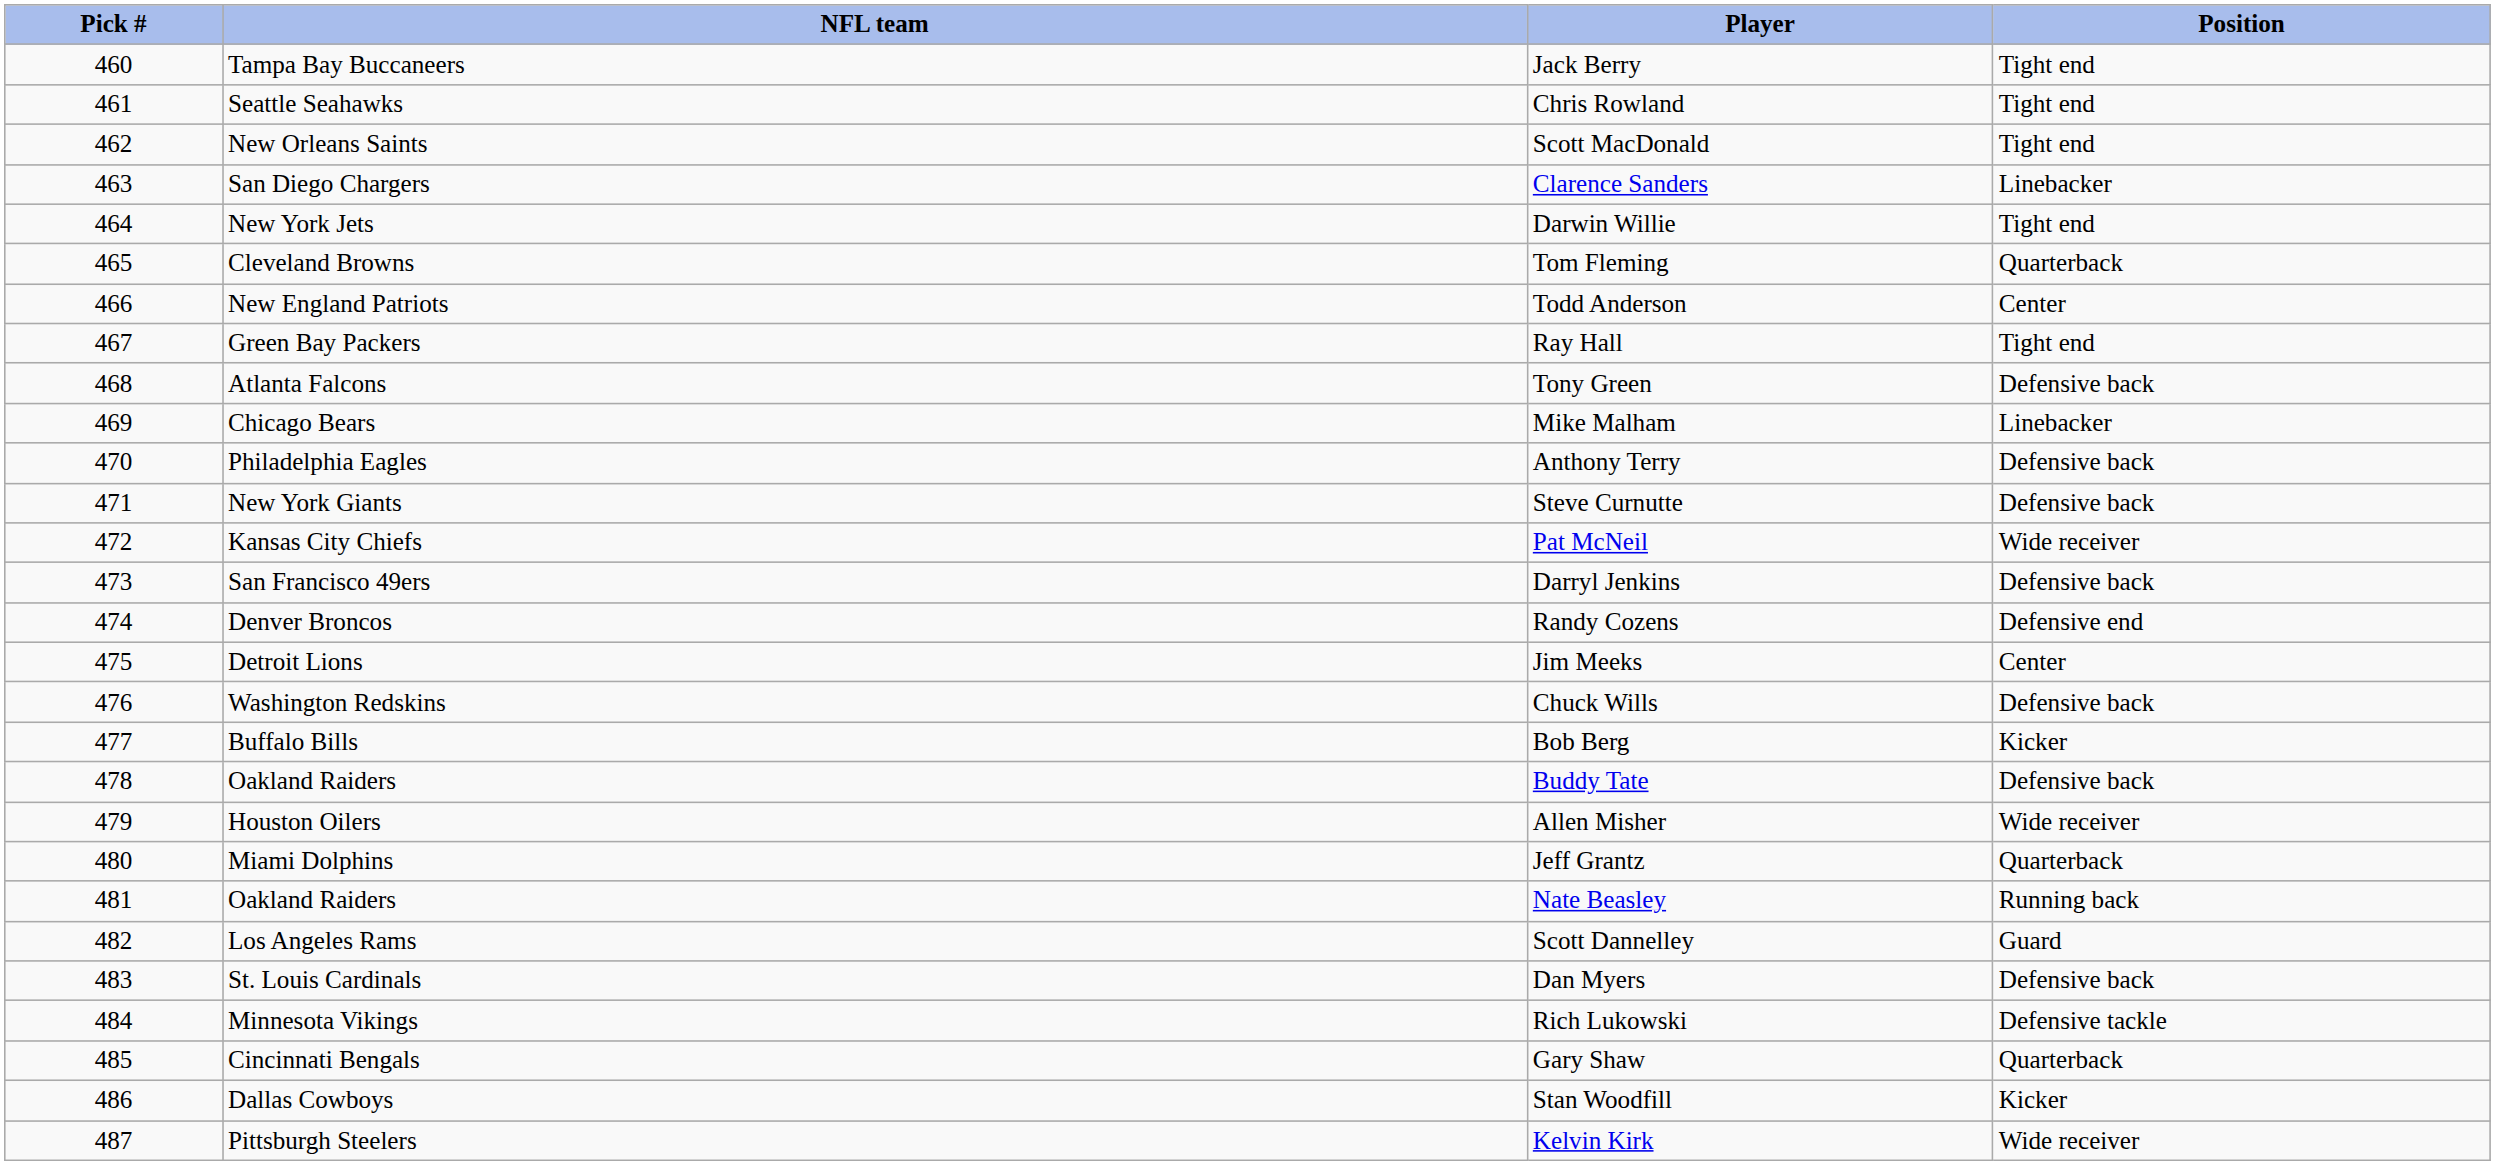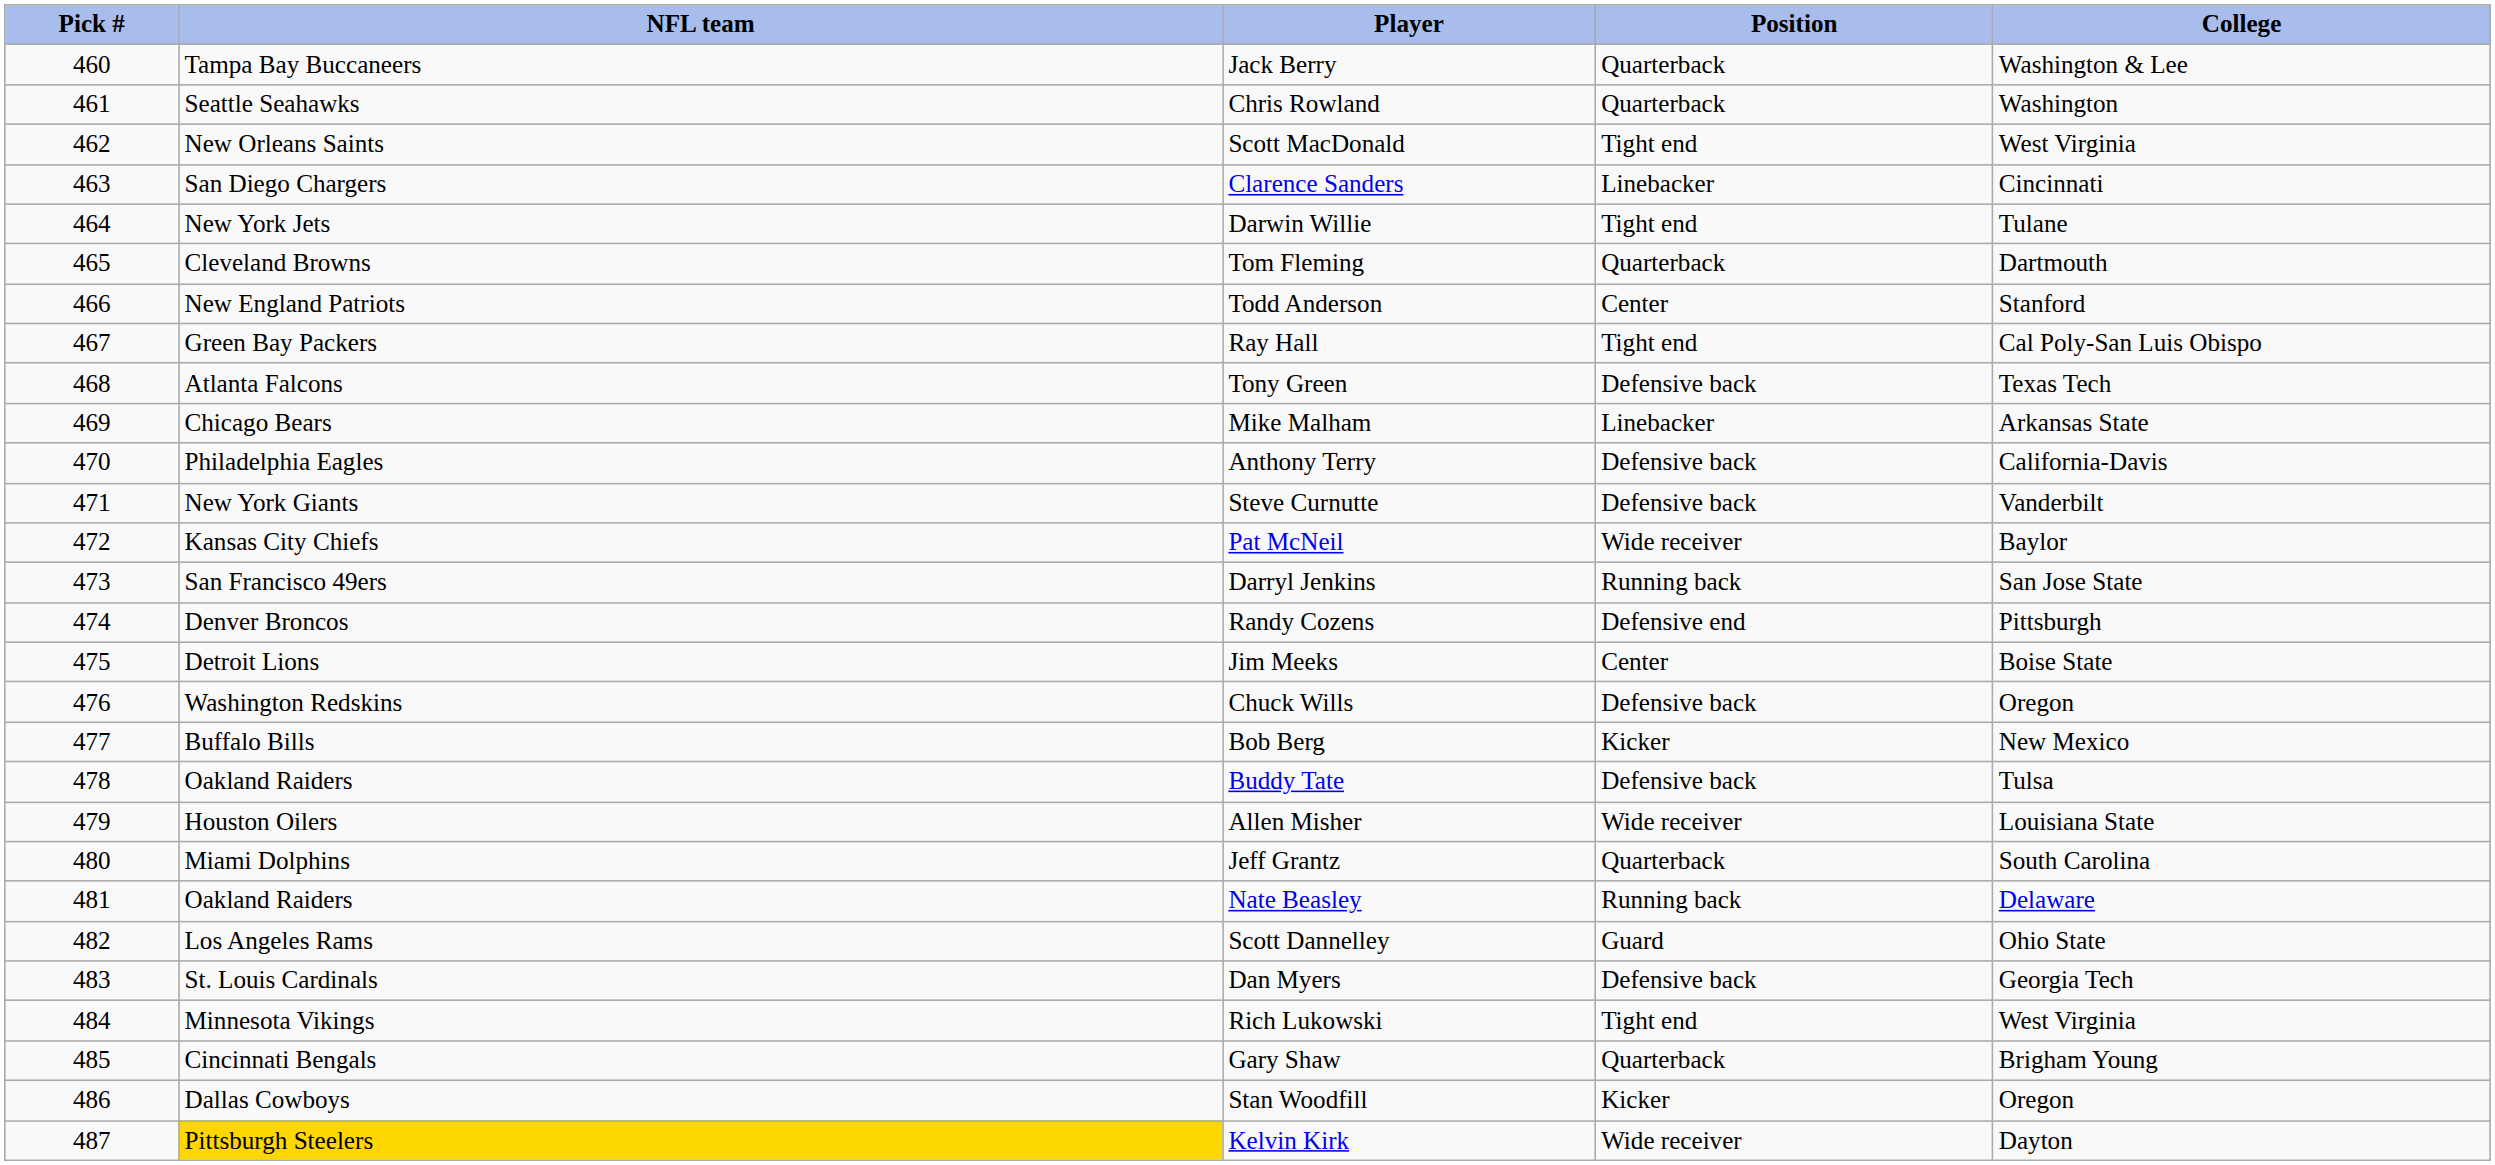+ column: (2242, 24)
(2047, 64) Tight end -> (1663, 64) Quarterback
(2047, 104) Tight end -> (1663, 104) Quarterback
(2077, 582) Defensive back -> (1671, 582) Running back
(2083, 1020) Defensive tackle -> (1649, 1020) Tight end
(322, 1139) no background -> (279, 1139) gold background
